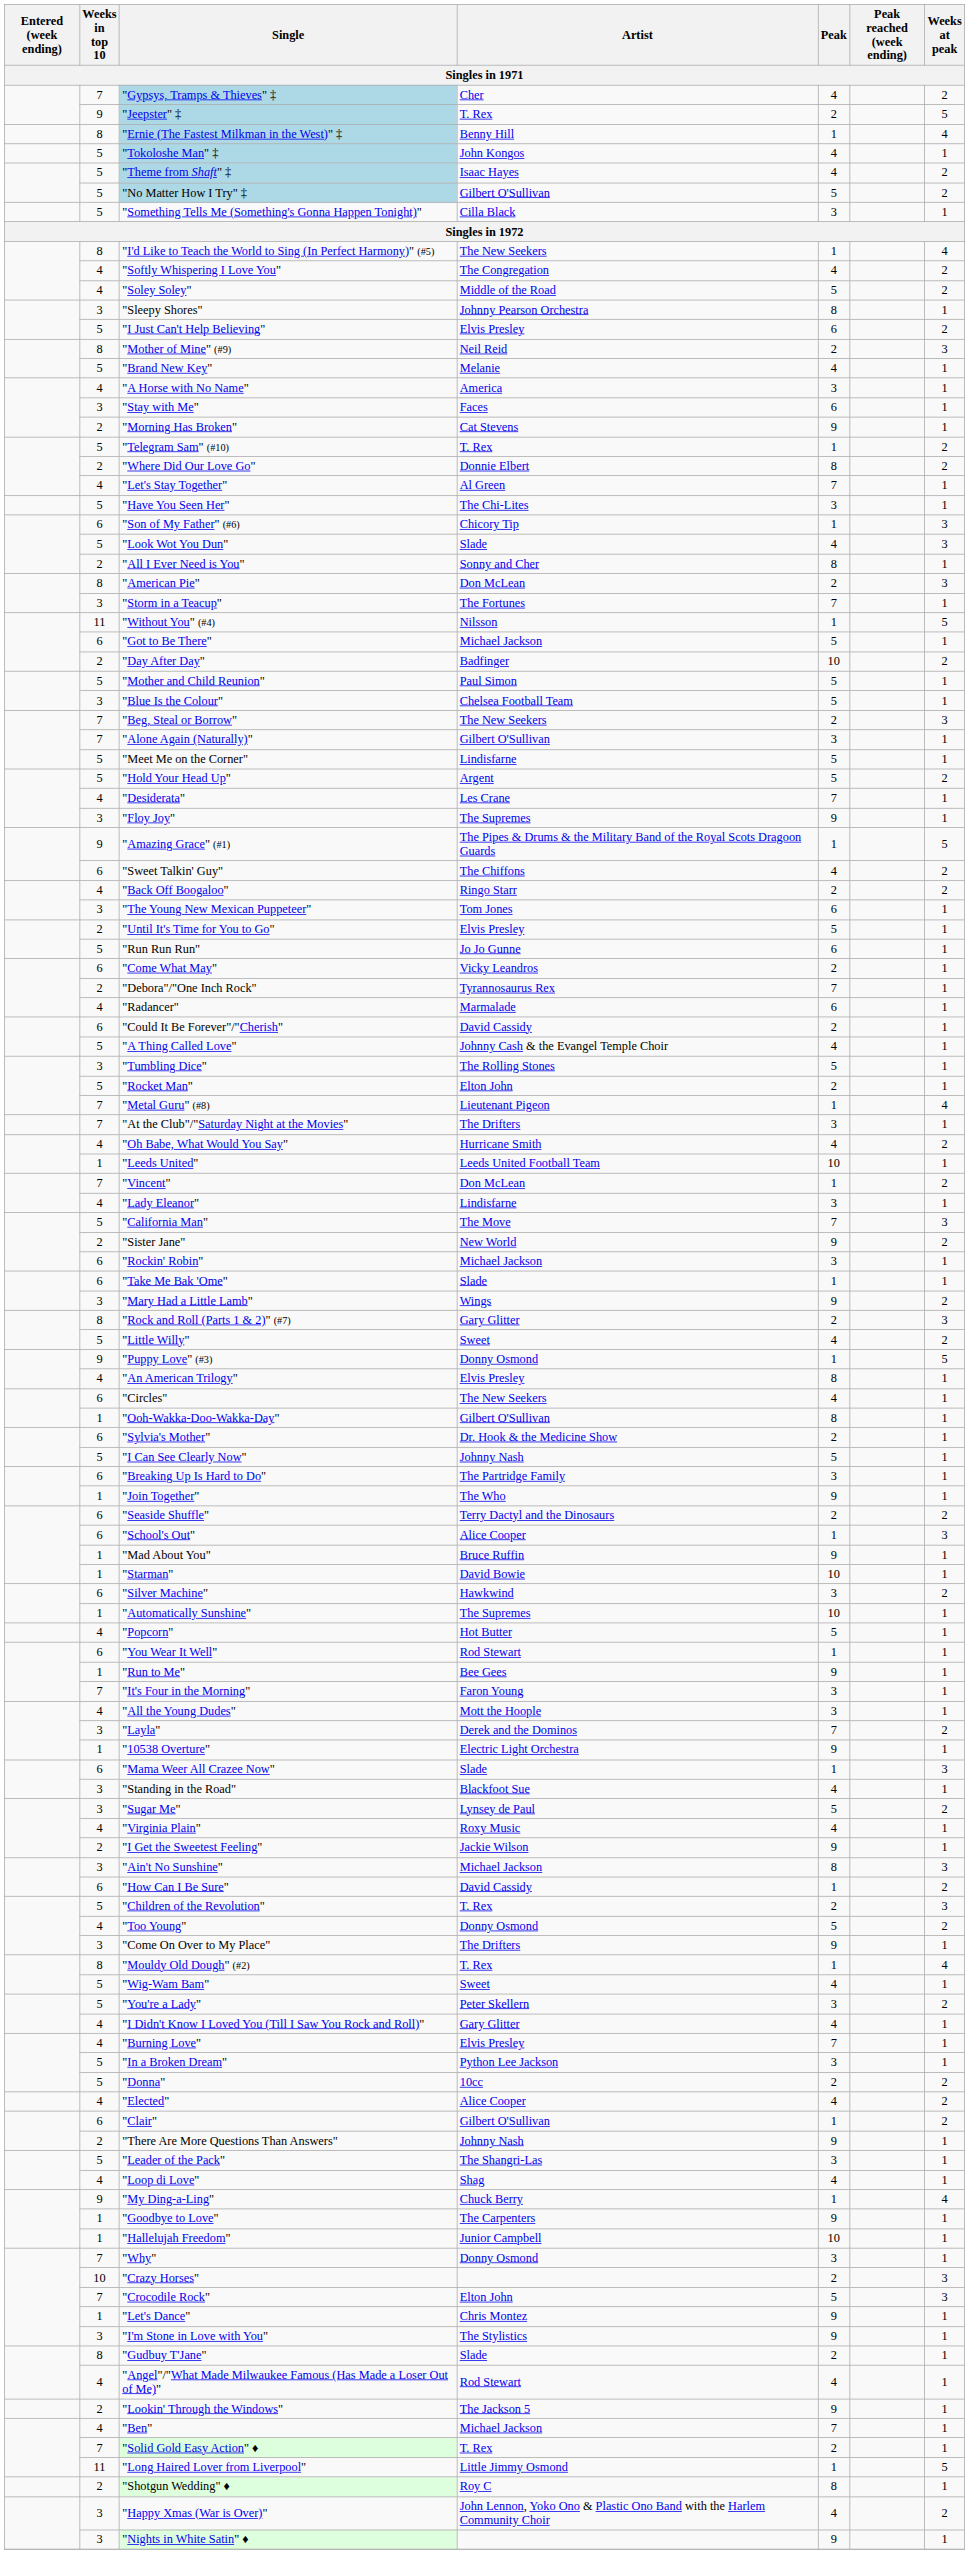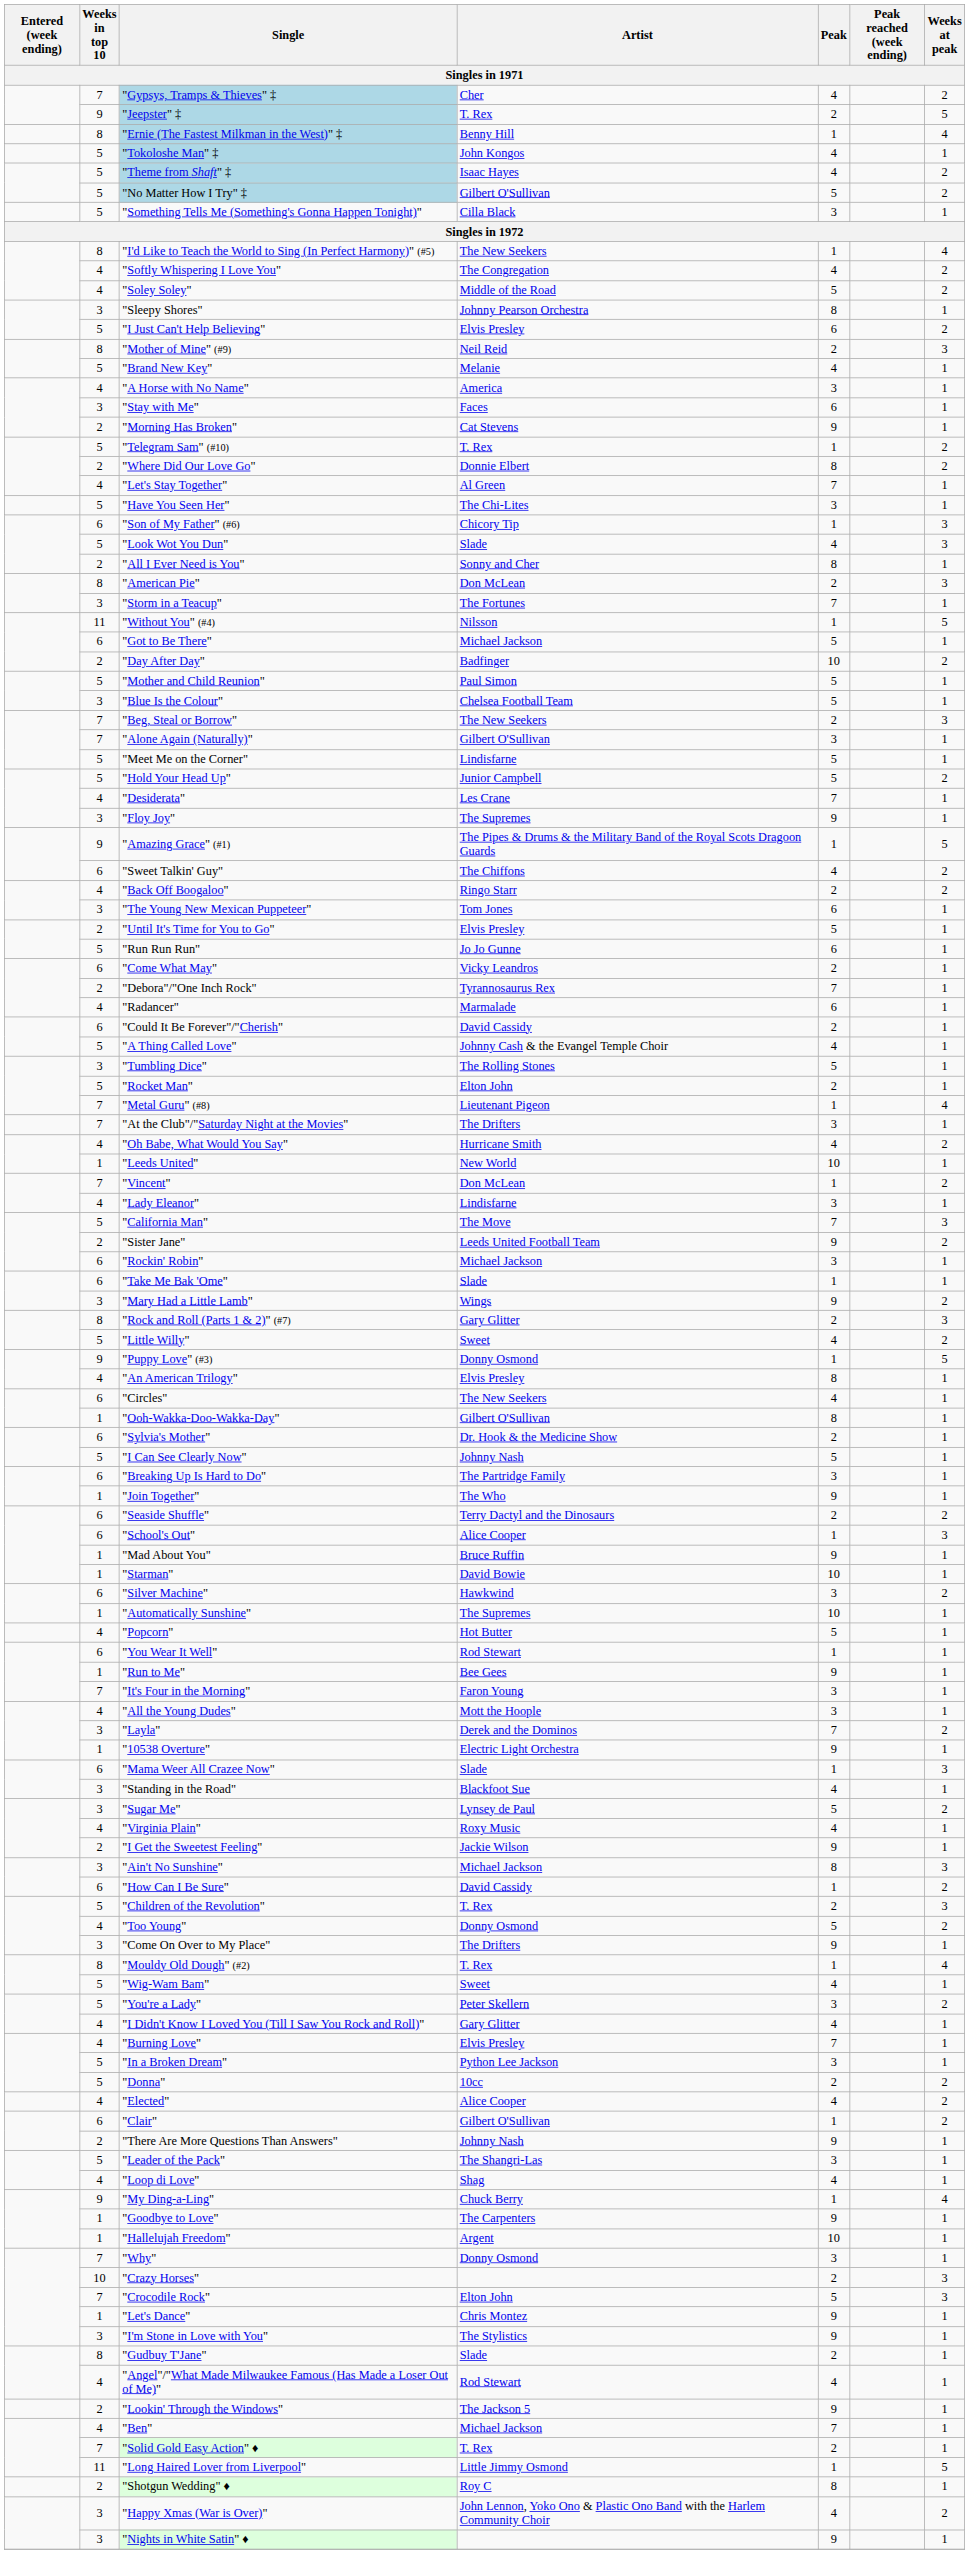(477, 778) Argent -> (501, 778) Junior Campbell
(530, 1163) Leeds United Football Team -> (488, 1163) New World
(488, 1242) New World -> (530, 1242) Leeds United Football Team
(501, 2238) Junior Campbell -> (477, 2238) Argent
